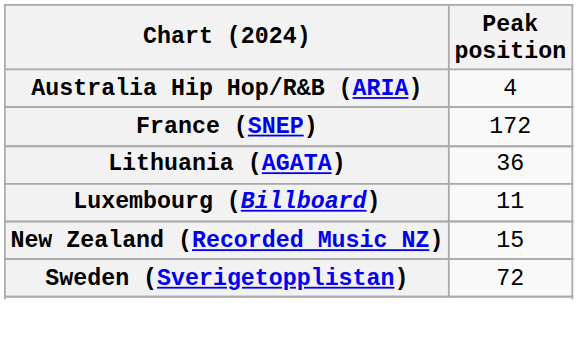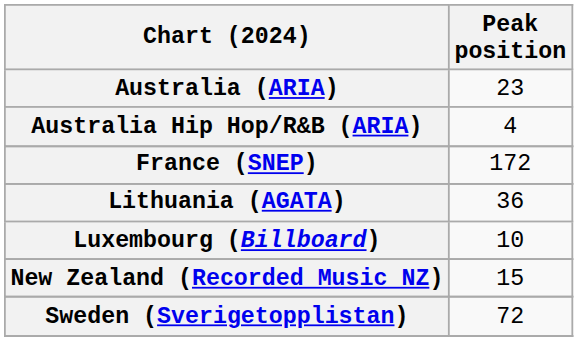+ row: (227, 89)
(510, 202) 11 -> (510, 240) 10
